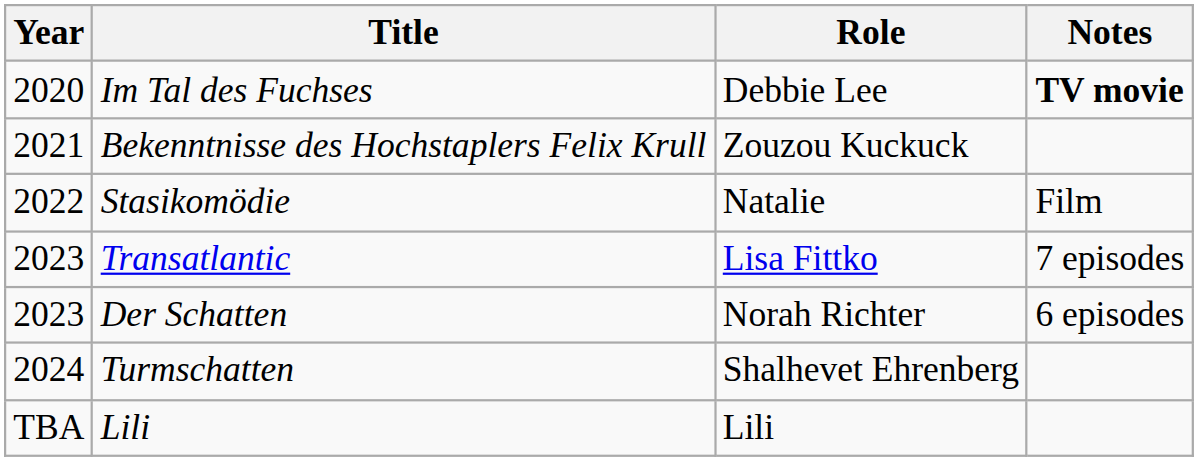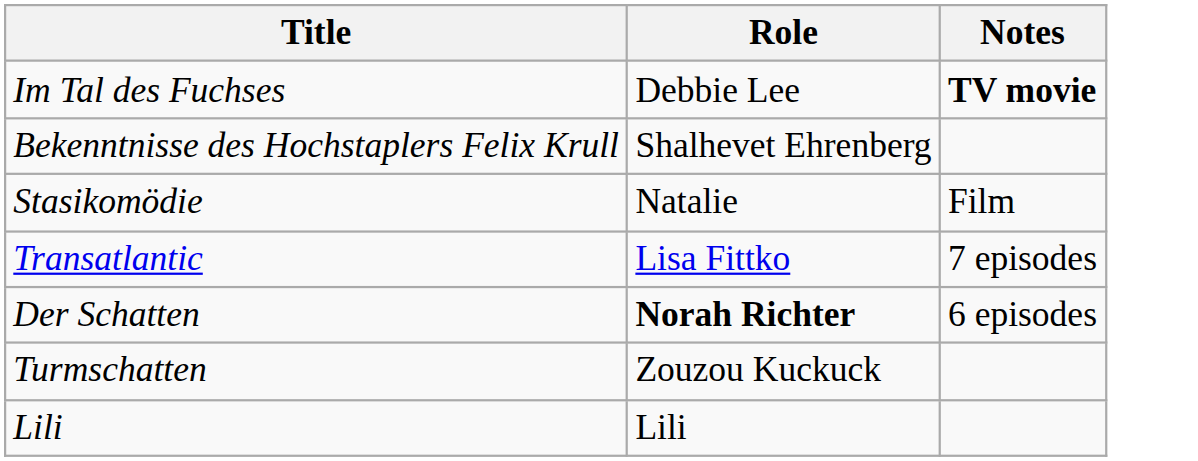- column: (49, 32)
(846, 145) Zouzou Kuckuck -> (783, 145) Shalhevet Ehrenberg
(824, 314) normal -> (745, 314) bold
(871, 370) Shalhevet Ehrenberg -> (758, 370) Zouzou Kuckuck
